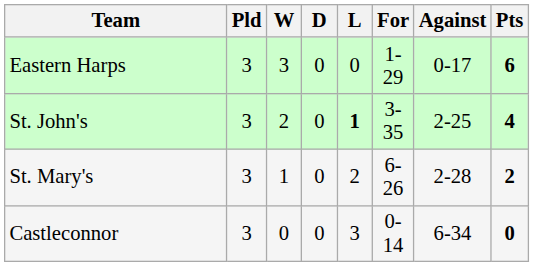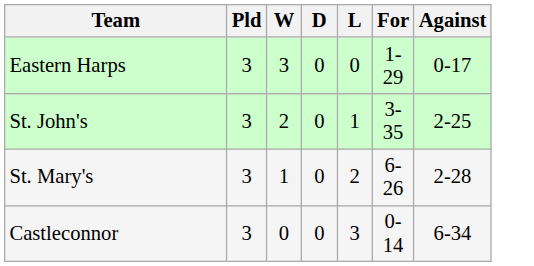- column: (510, 20)
(355, 121) bold -> (355, 121) normal
